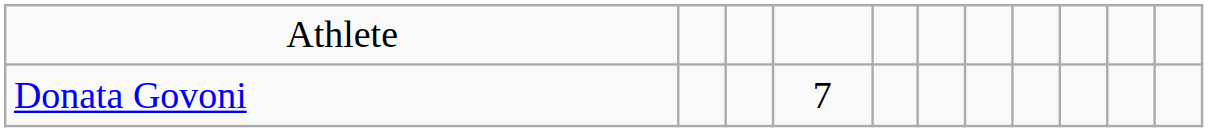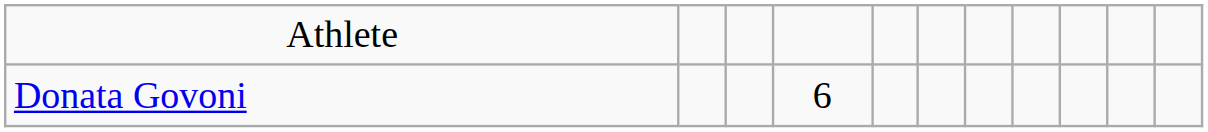(822, 94) 7 -> (822, 94) 6
